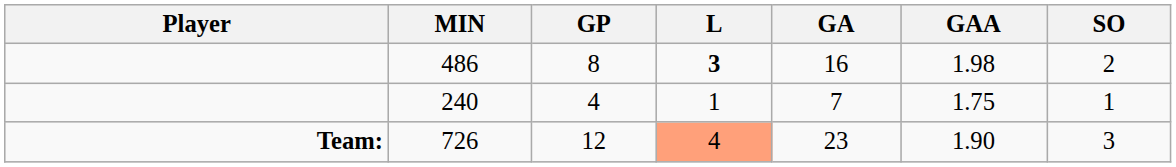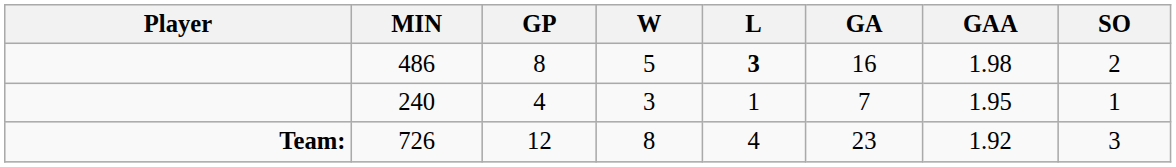+ column: (649, 24)
(973, 102) 1.75 -> (990, 102) 1.95
(714, 141) lightsalmon background -> (754, 141) no background
(973, 141) 1.90 -> (990, 141) 1.92
